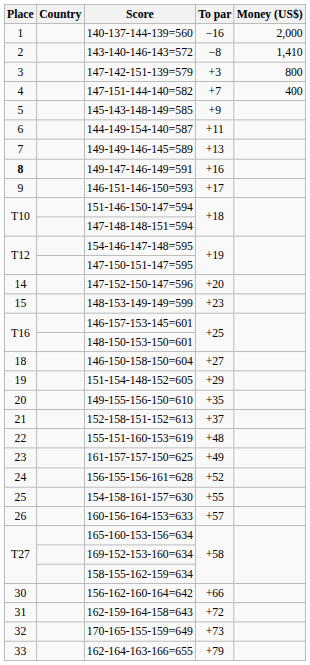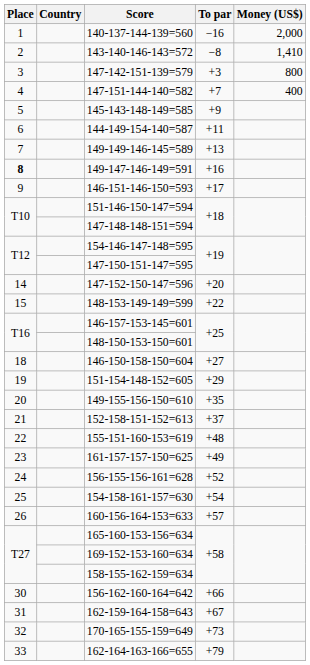(215, 303) +23 -> (215, 303) +22
(215, 496) +55 -> (215, 496) +54
(215, 612) +72 -> (215, 612) +67
